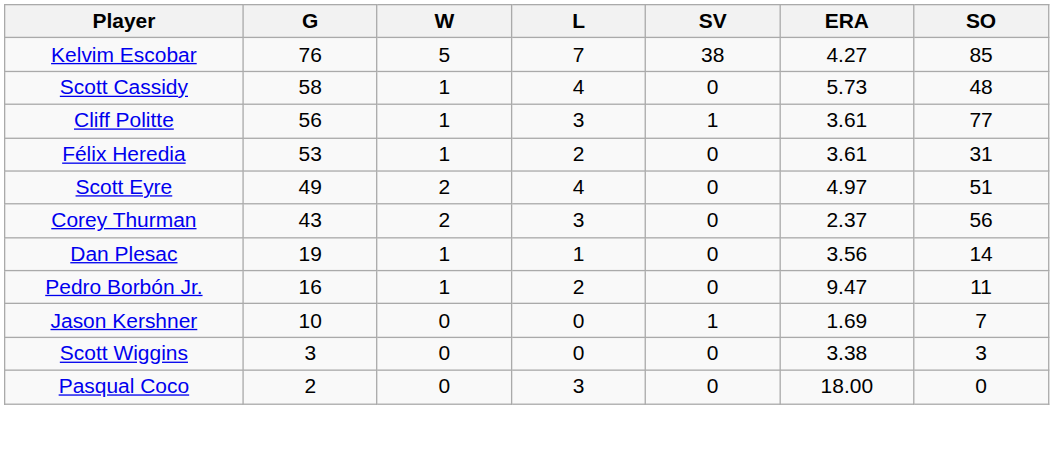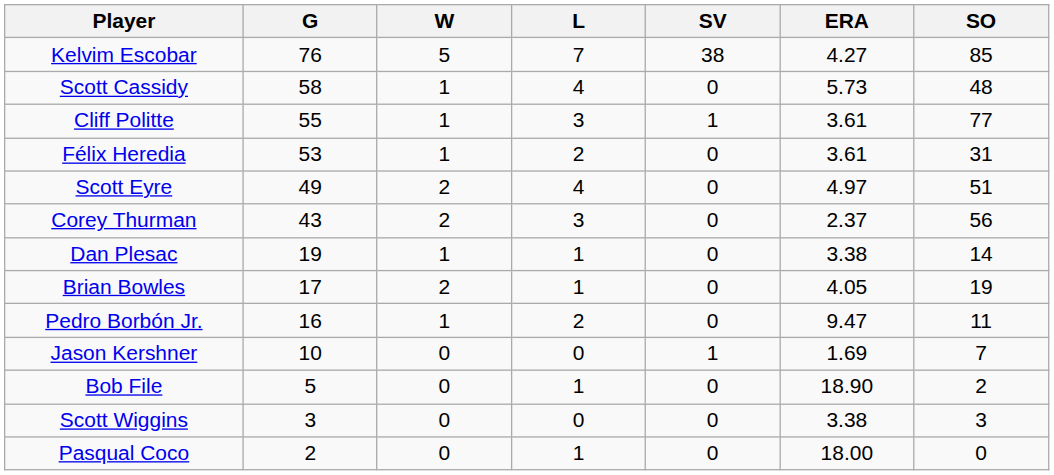(310, 120) 56 -> (310, 120) 55
(847, 253) 3.56 -> (847, 253) 3.38
+ row: (124, 287)
+ row: (124, 386)
(579, 386) 3 -> (579, 453) 1
